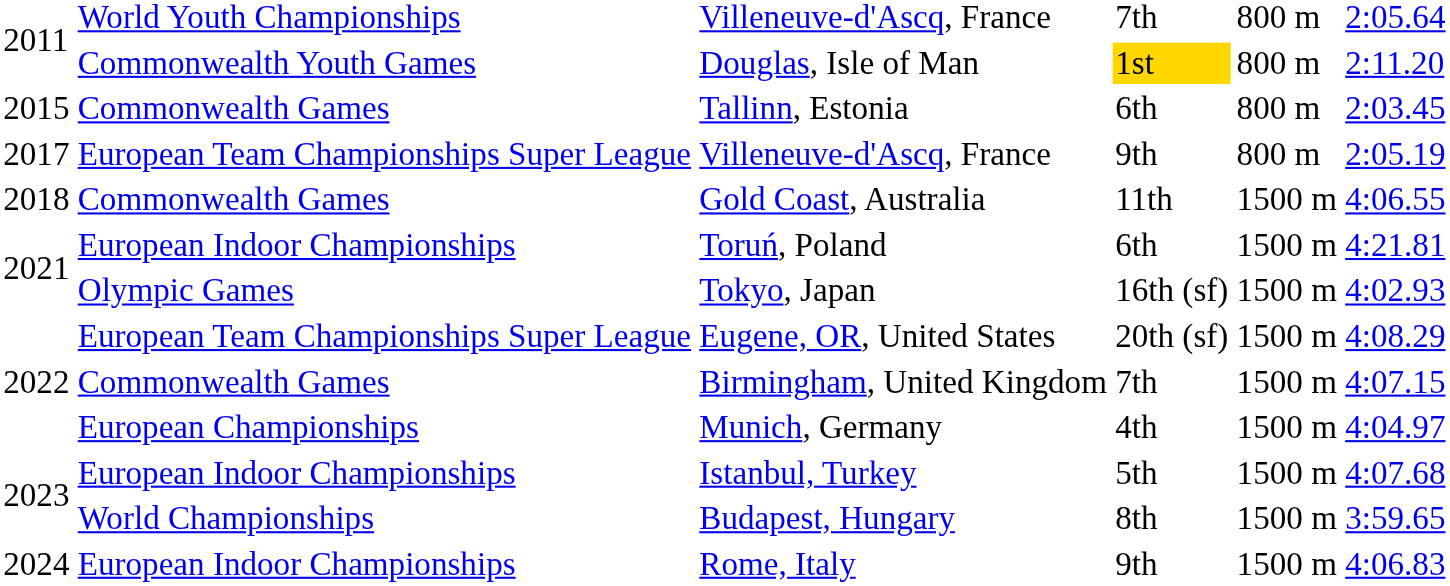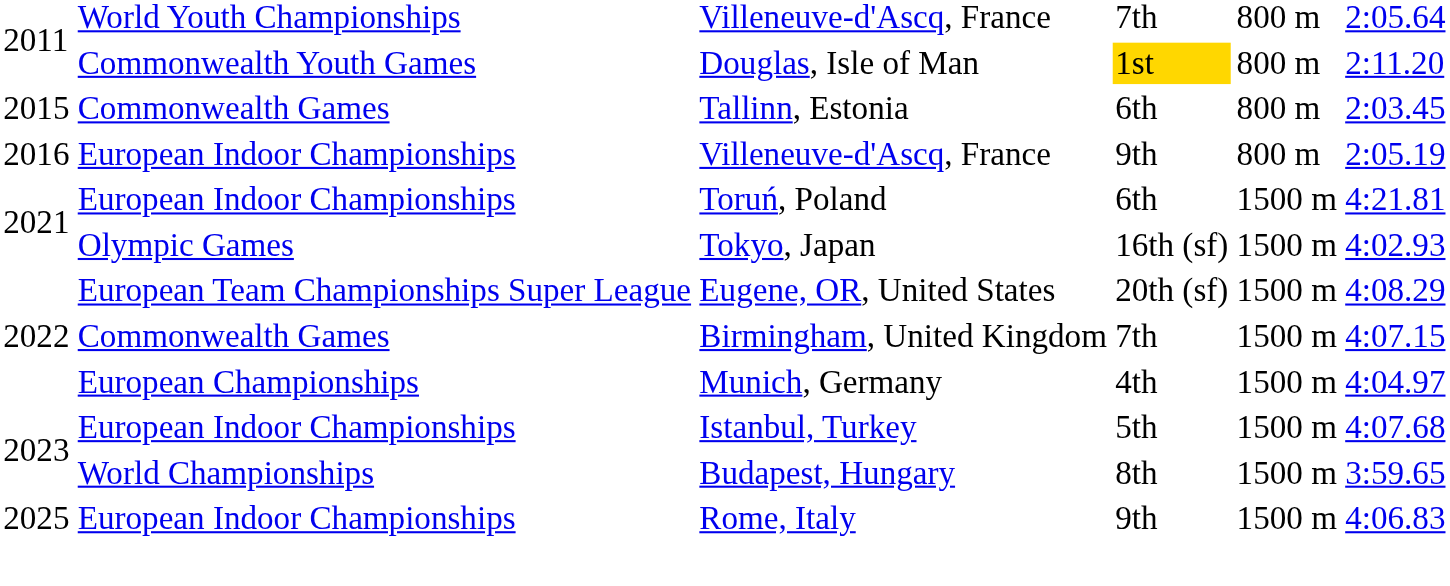(36, 153) 2017 -> (36, 153) 2016
(384, 153) European Team Championships Super League -> (297, 153) European Indoor Championships
- row: (842, 199)
(36, 563) 2024 -> (36, 518) 2025
